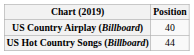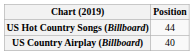rows swapped: (78, 27) <-> (78, 43)
